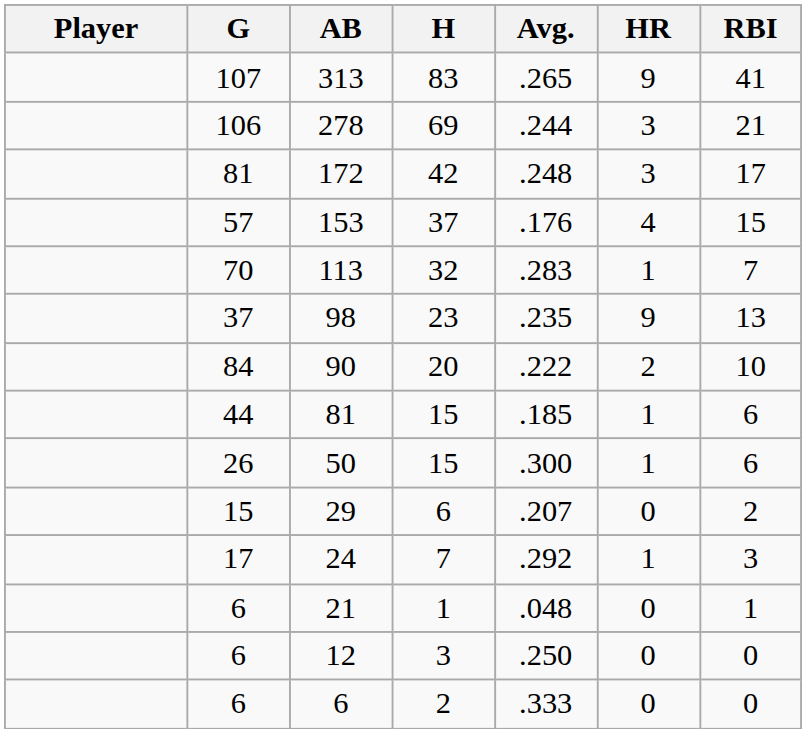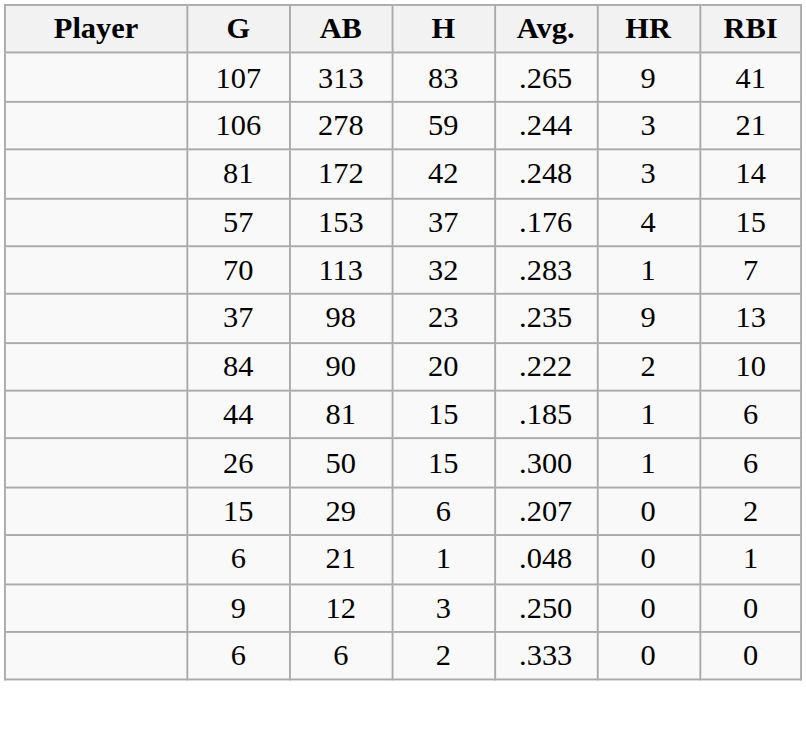(443, 125) 69 -> (443, 125) 59
(751, 173) 17 -> (751, 173) 14
- row: (341, 558)
(238, 655) 6 -> (238, 607) 9
